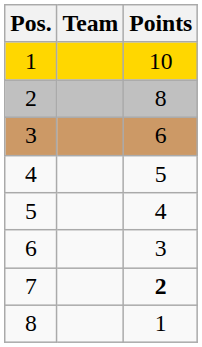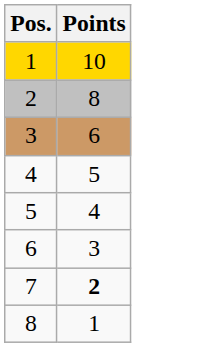- column: (90, 23)
